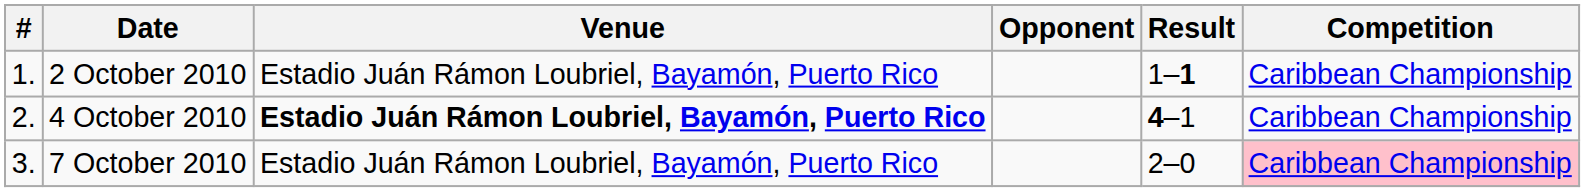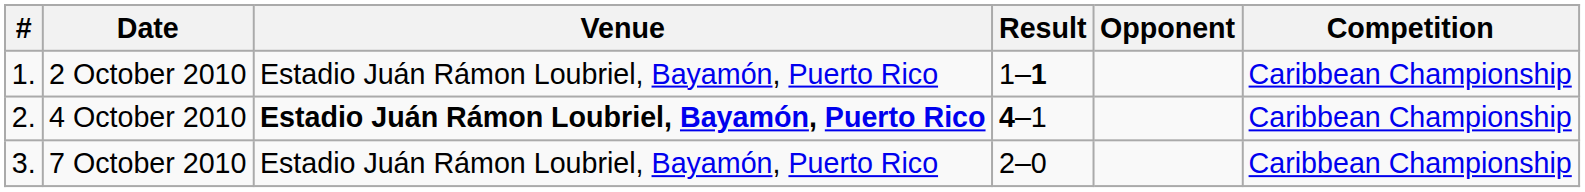columns swapped: (1067, 28) <-> (1191, 28)
(1410, 164) pink background -> (1410, 164) no background
